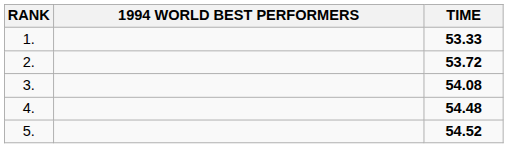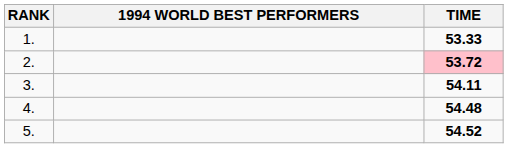(464, 62) no background -> (464, 62) pink background
(464, 85) 54.08 -> (464, 85) 54.11
